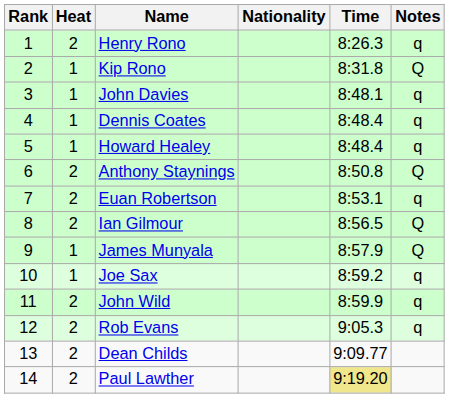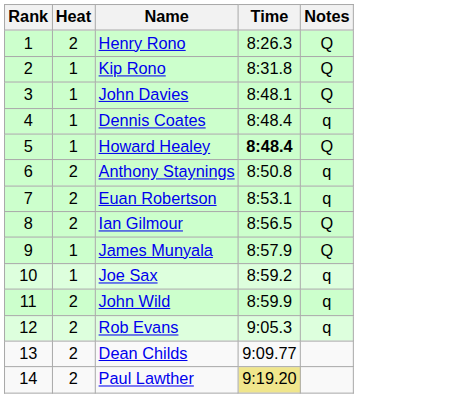- column: (284, 17)
(418, 43) q -> (327, 43) Q
(418, 95) q -> (327, 95) Q
(360, 146) normal -> (269, 146) bold
(418, 146) q -> (327, 146) Q
(418, 172) Q -> (327, 172) q
